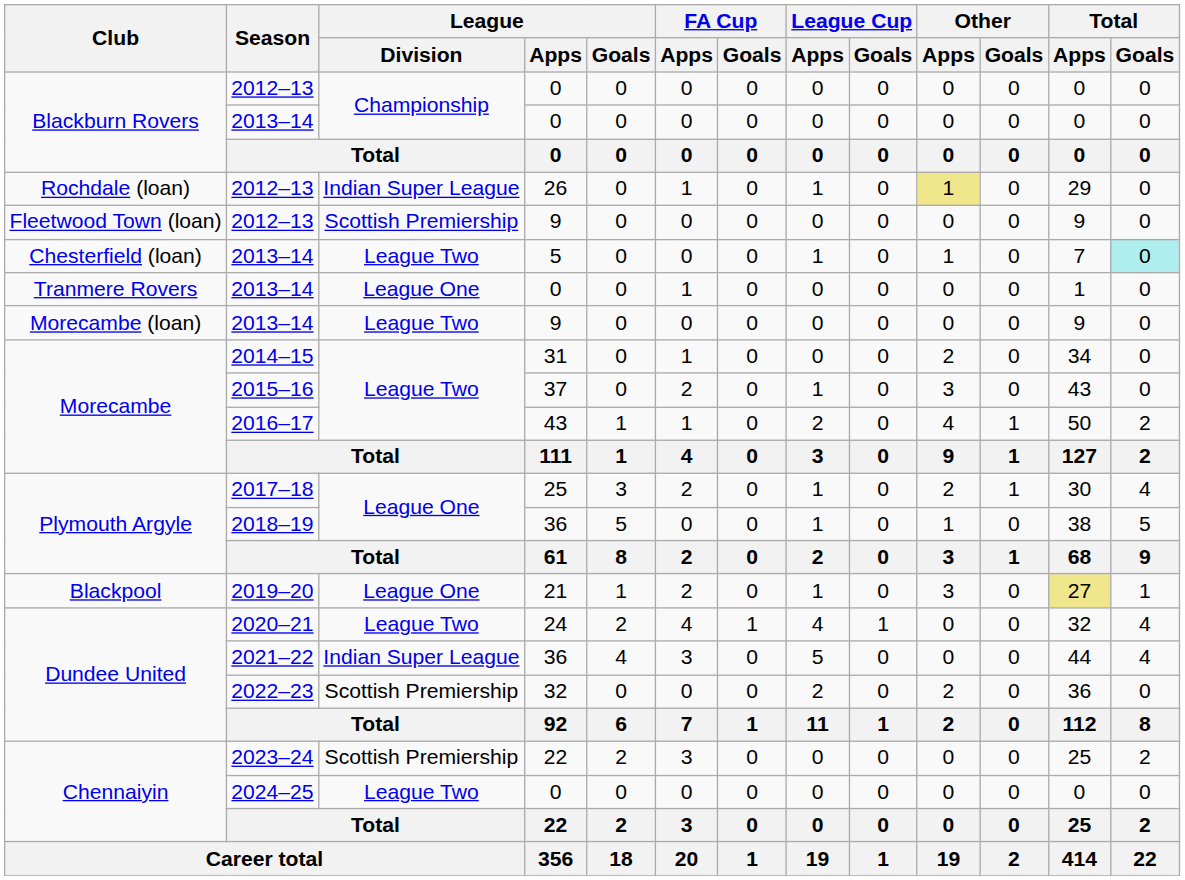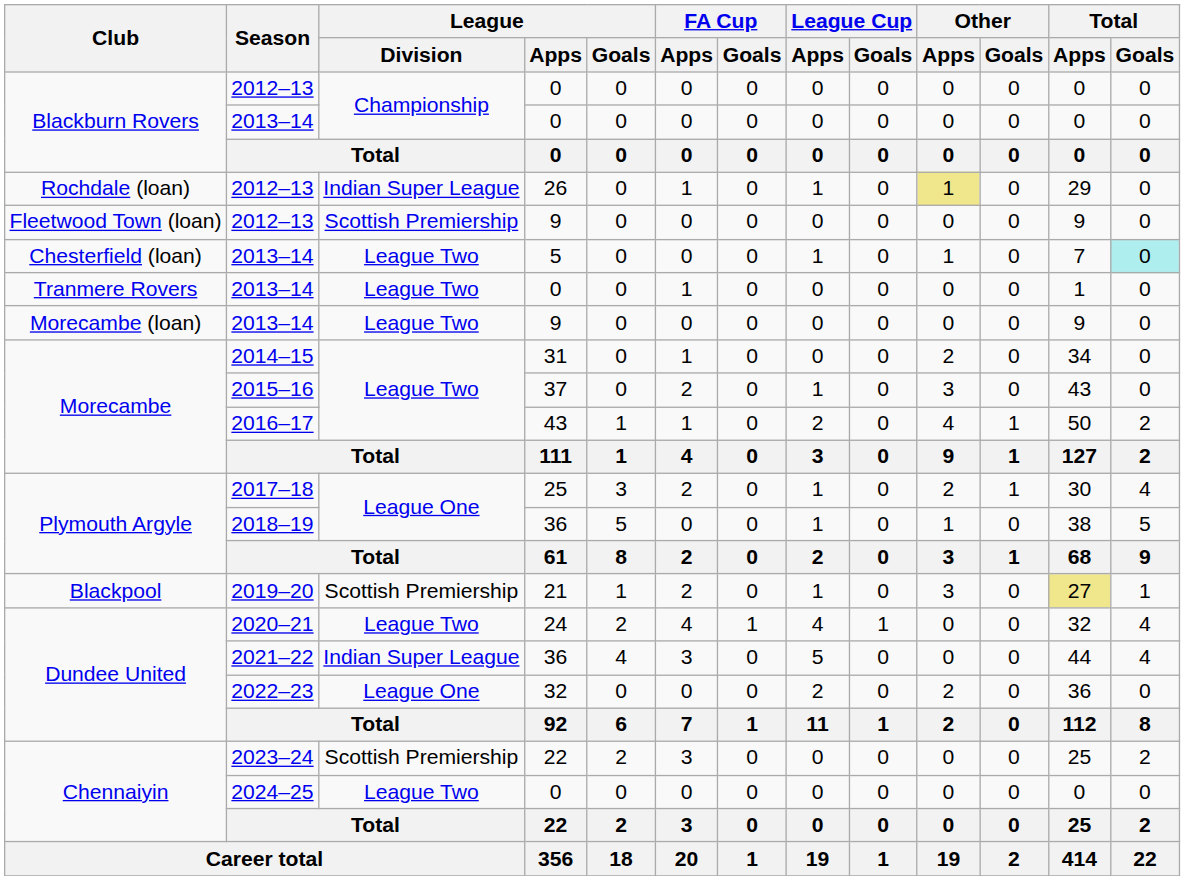(421, 289) League One -> (421, 289) League Two
(421, 590) League One -> (421, 590) Scottish Premiership
(421, 691) Scottish Premiership -> (421, 691) League One
